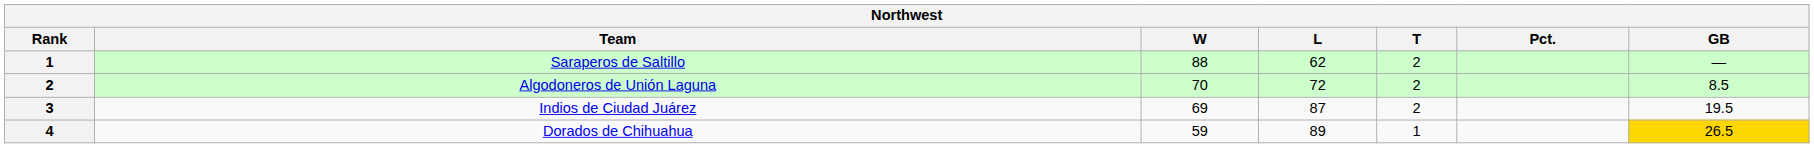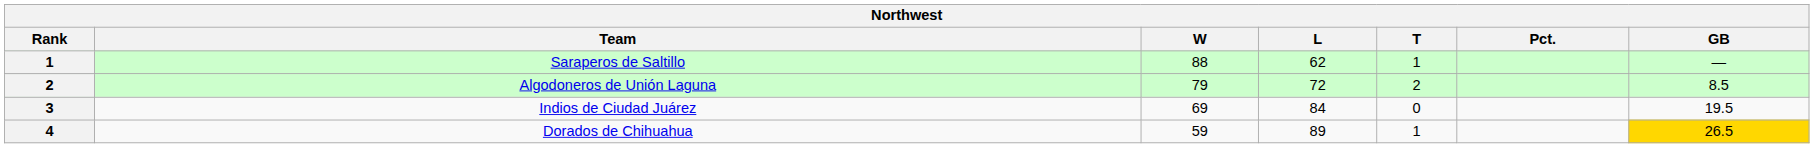(1417, 62) 2 -> (1417, 62) 1
(1200, 85) 70 -> (1200, 85) 79
(1318, 108) 87 -> (1318, 108) 84
(1417, 108) 2 -> (1417, 108) 0
